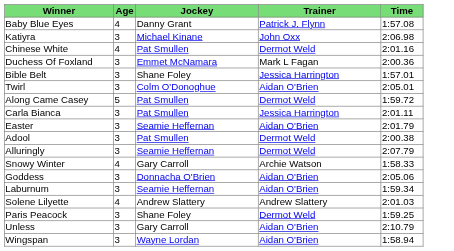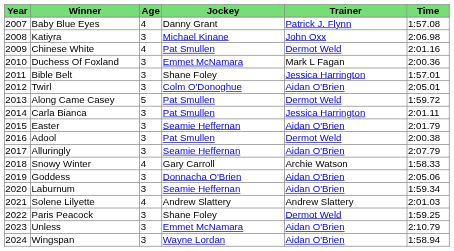+ column: (17, 11)
(287, 151) Dermot Weld -> (315, 151) Aidan O'Brien
(163, 227) Gary Carroll -> (203, 227) Emmet McNamara
